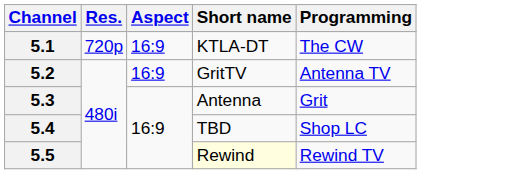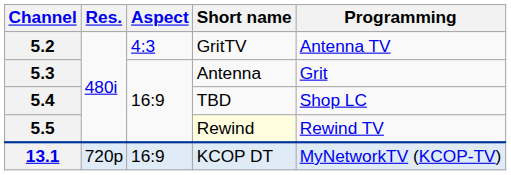- row: (43, 45)
(148, 73) 16:9 -> (143, 45) 4:3
+ row: (43, 156)
